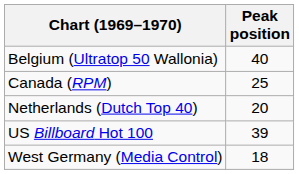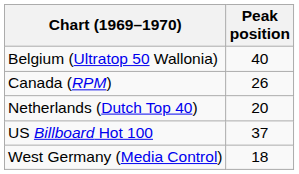(260, 83) 25 -> (260, 83) 26
(260, 132) 39 -> (260, 132) 37
